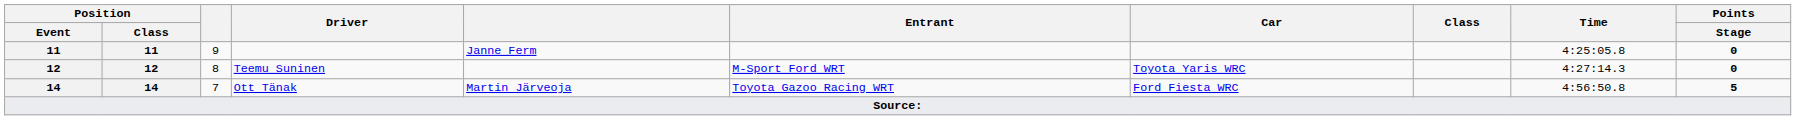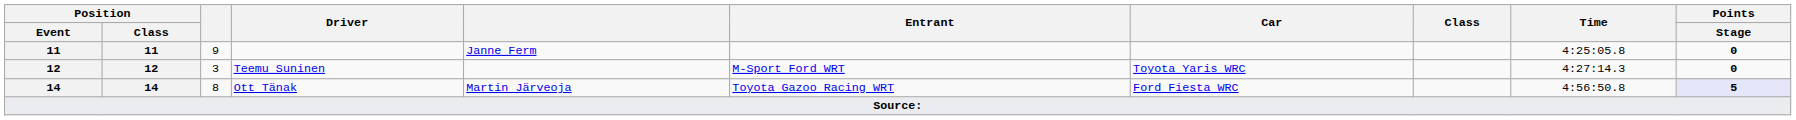(216, 69) 8 -> (216, 69) 3
(216, 88) 7 -> (216, 88) 8
(1734, 88) no background -> (1734, 88) lavender background
